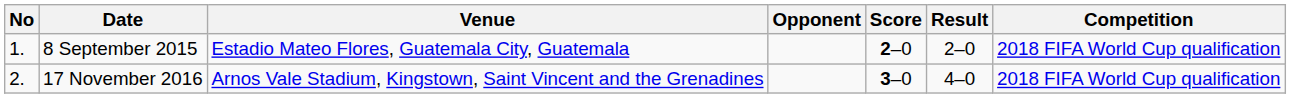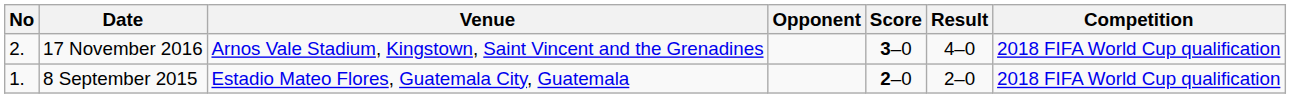rows swapped: (120, 49) <-> (123, 78)
